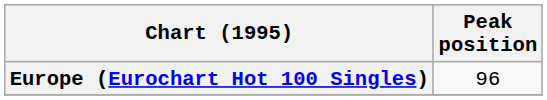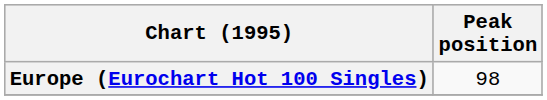(488, 79) 96 -> (488, 79) 98
